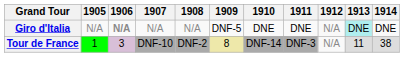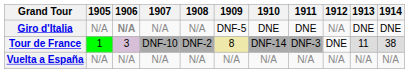(359, 28) paleturquoise background -> (363, 28) no background
(332, 44) N/A -> (336, 44) DNE
+ row: (45, 60)
